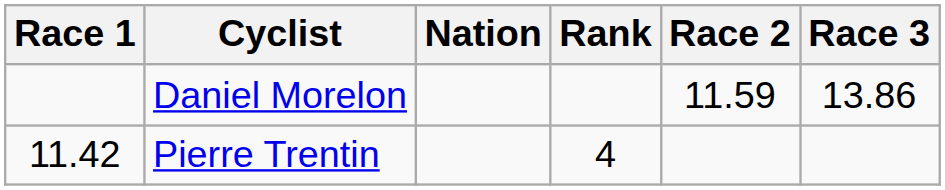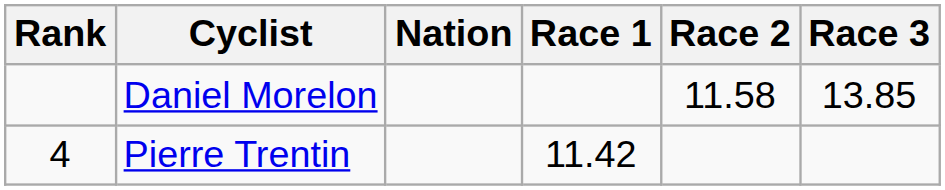columns swapped: (605, 34) <-> (75, 34)
(730, 94) 11.59 -> (730, 94) 11.58
(869, 94) 13.86 -> (869, 94) 13.85
